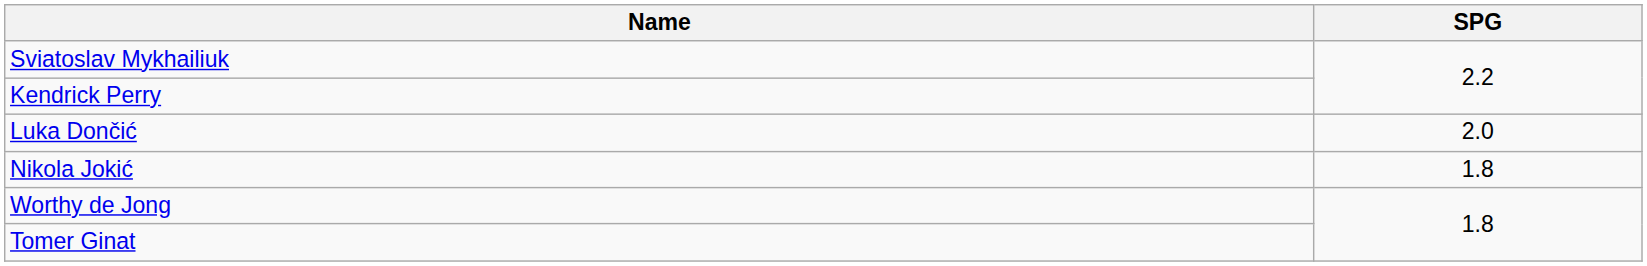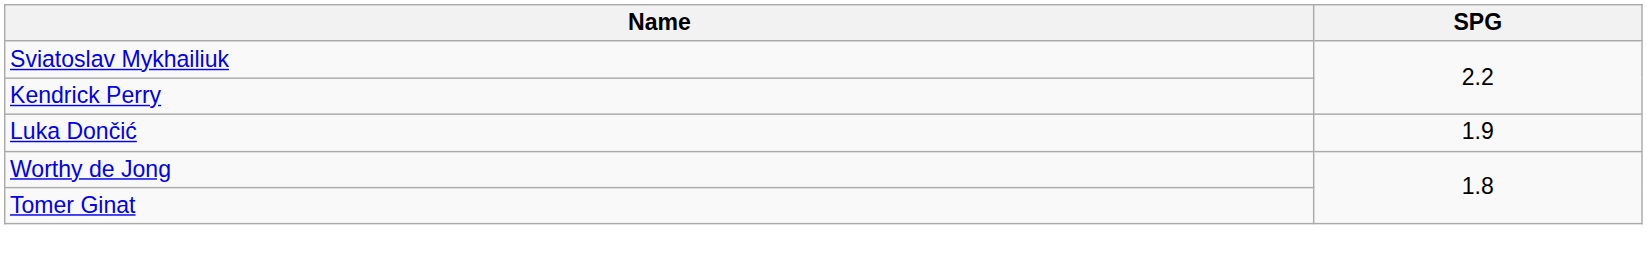(1478, 132) 2.0 -> (1478, 132) 1.9
- row: (71, 168)
